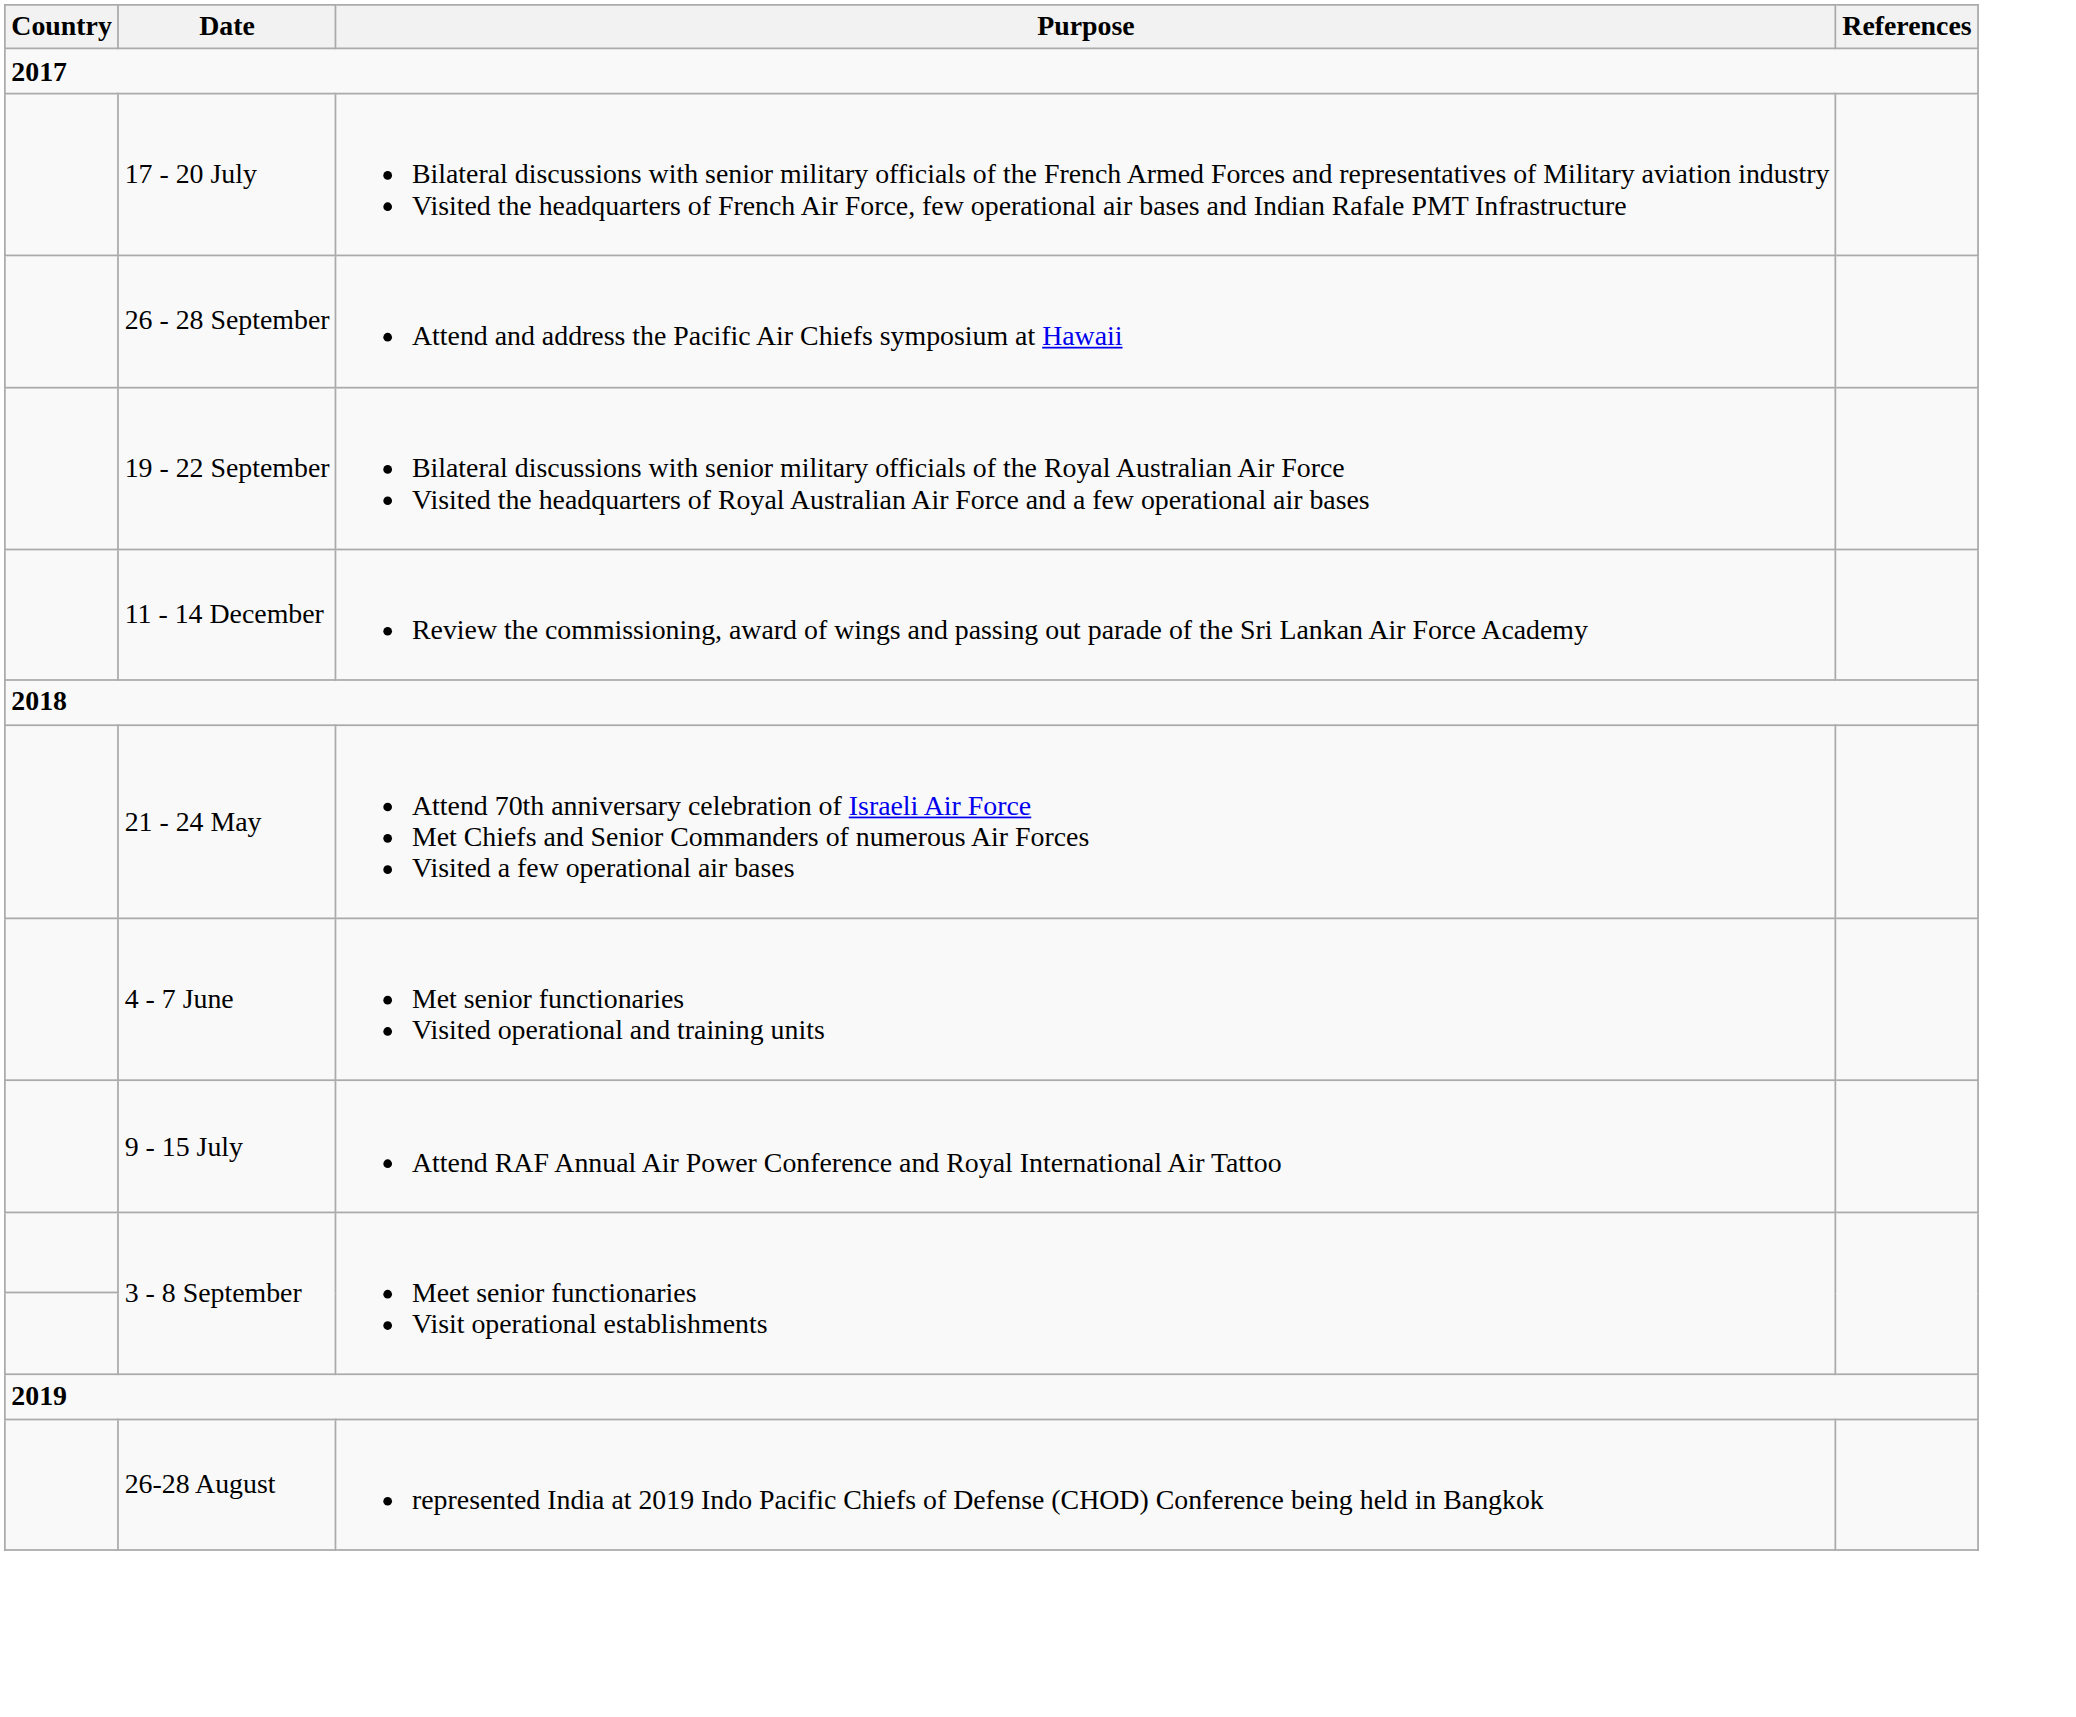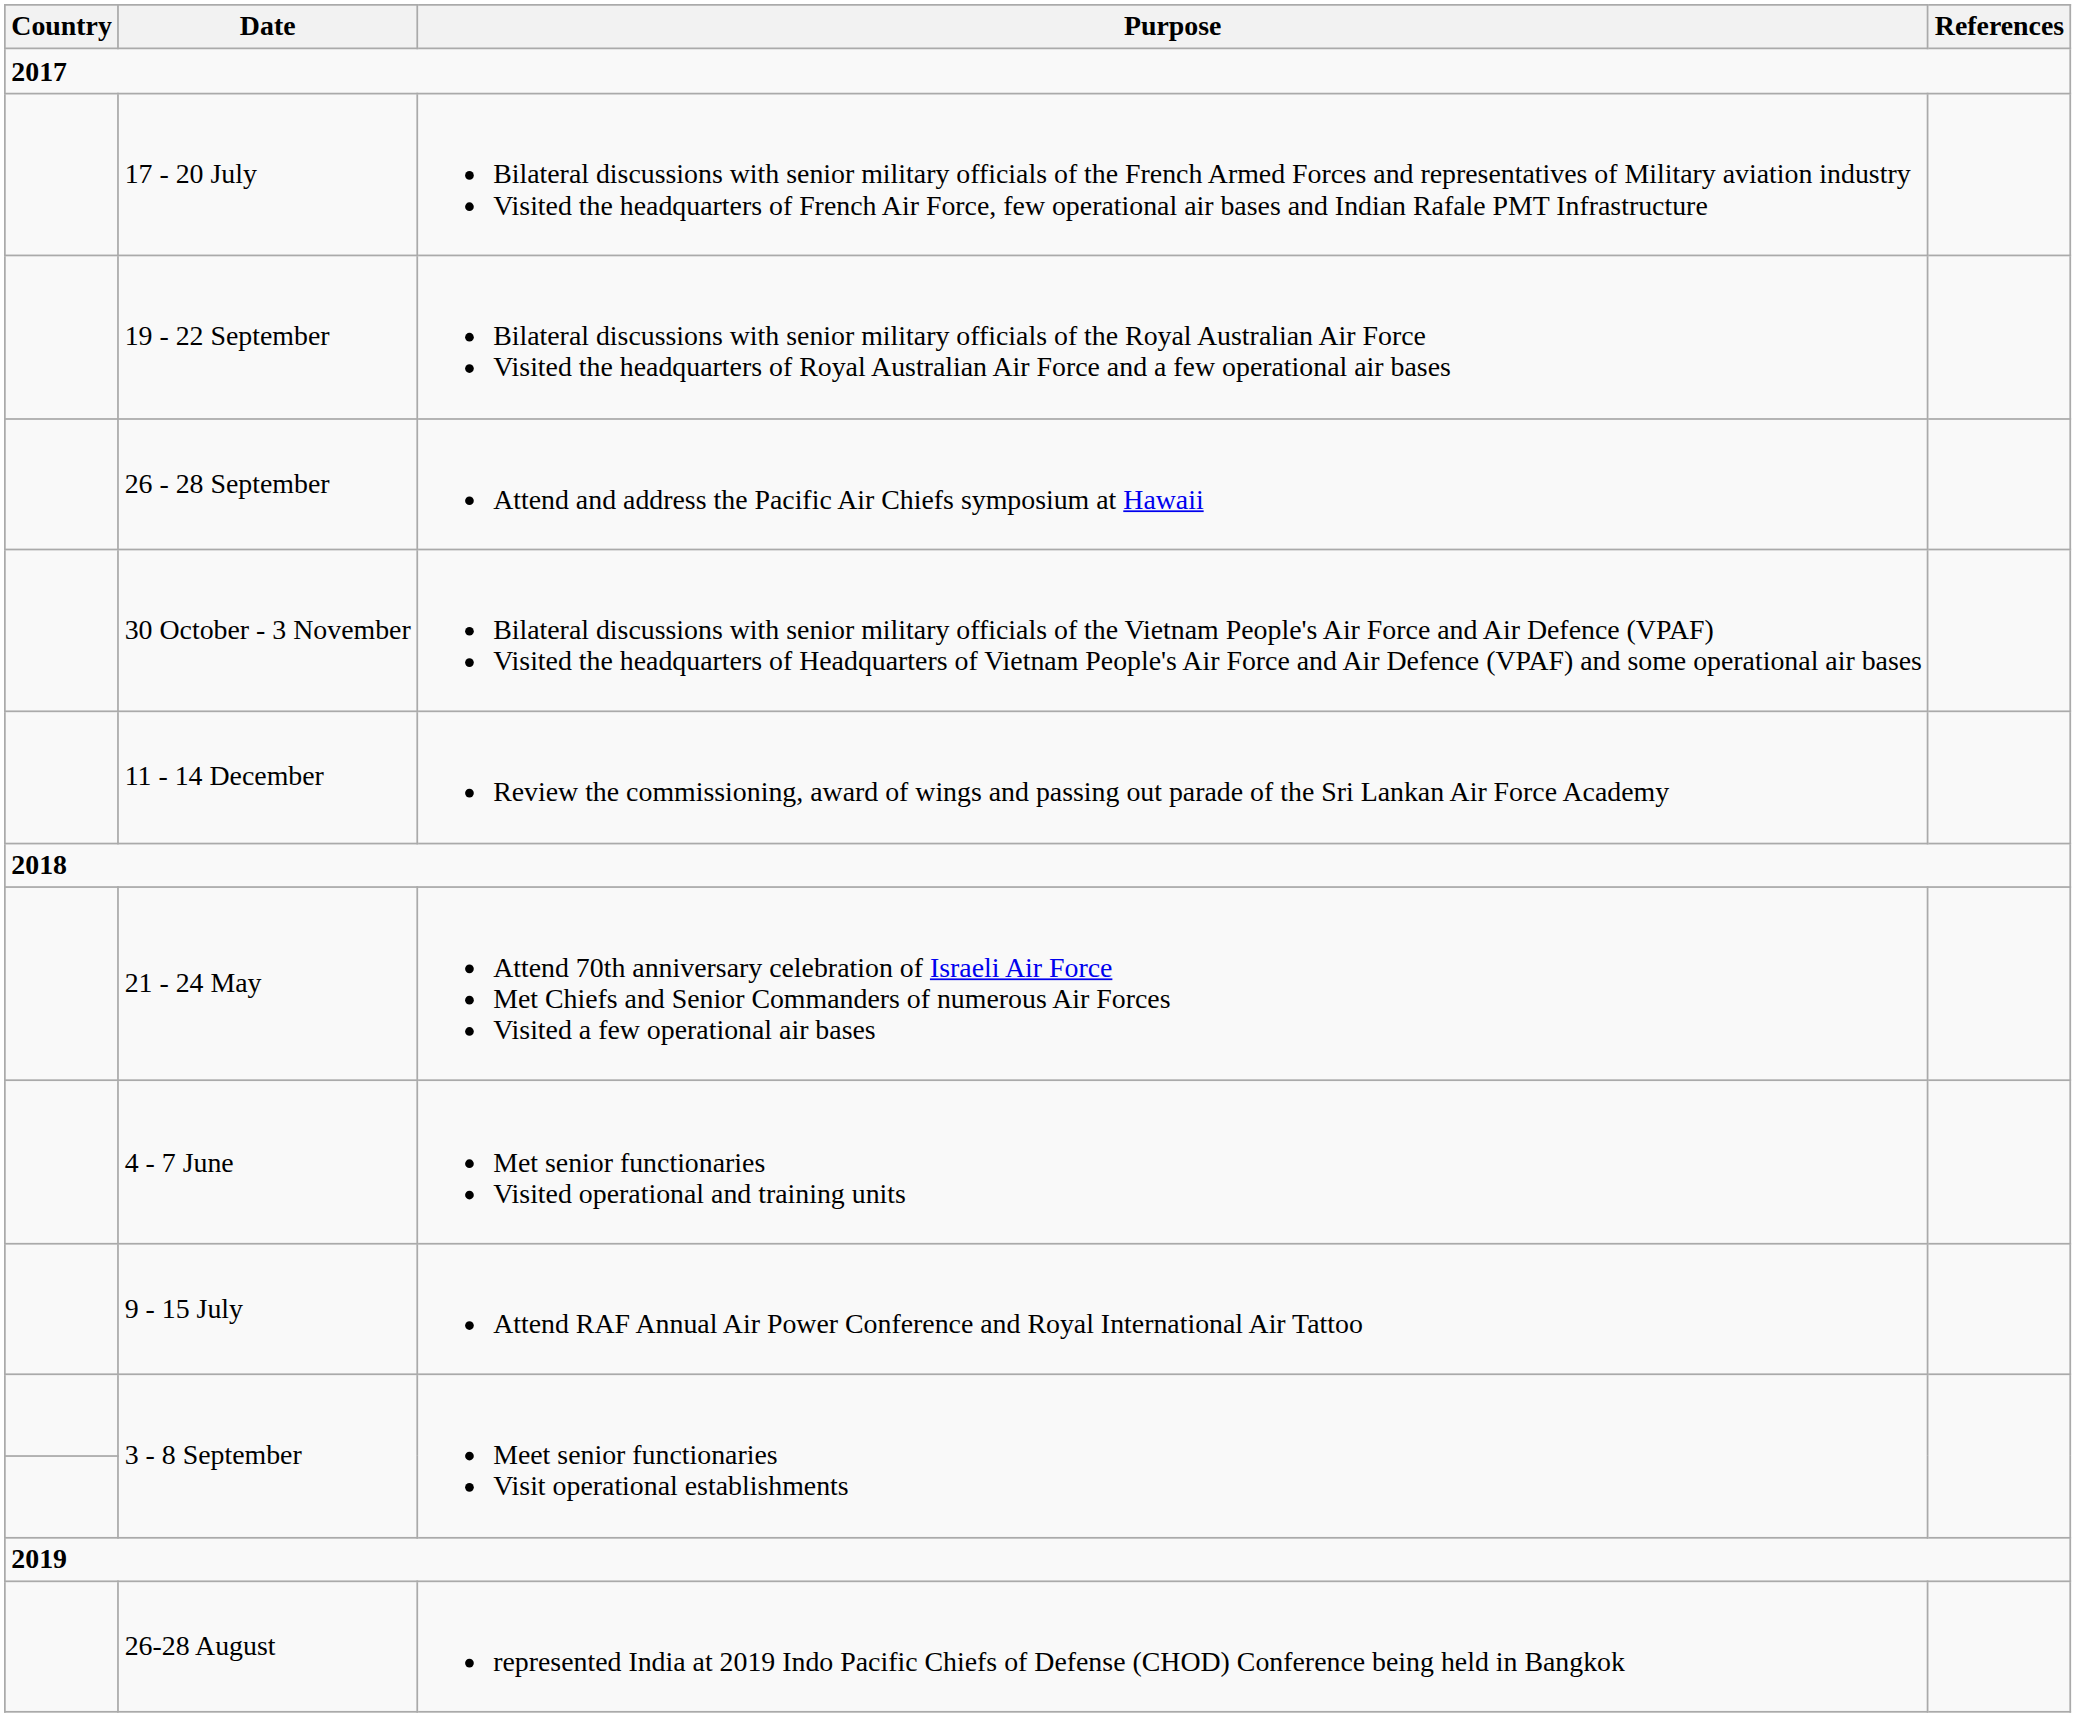rows swapped: (227, 467) <-> (227, 320)
+ row: (268, 630)
